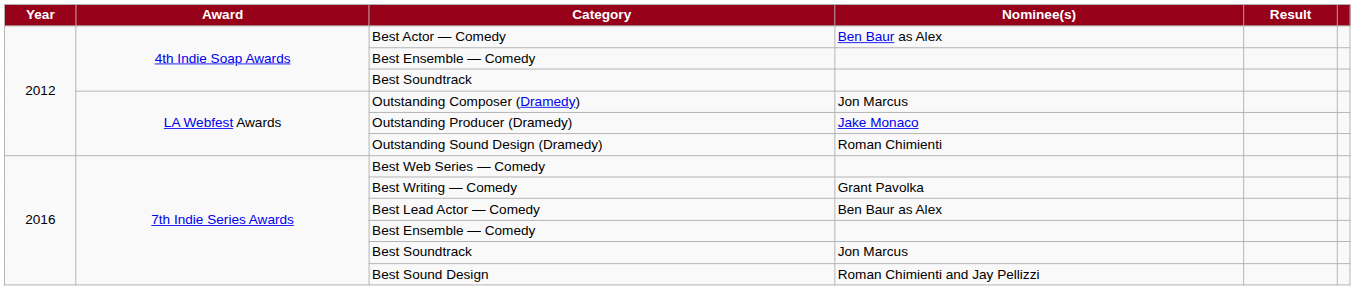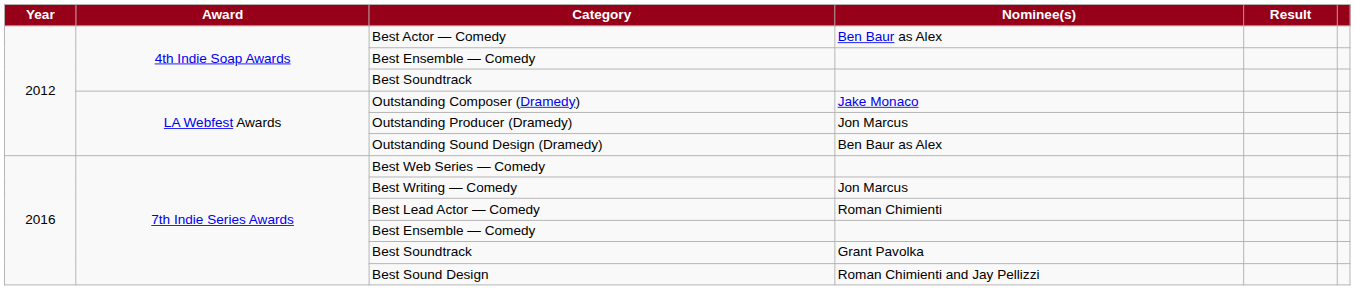(873, 101) Jon Marcus -> (878, 101) Jake Monaco
(878, 123) Jake Monaco -> (873, 123) Jon Marcus
(890, 144) Roman Chimienti -> (890, 144) Ben Baur as Alex
(881, 187) Grant Pavolka -> (873, 187) Jon Marcus
(890, 209) Ben Baur as Alex -> (890, 209) Roman Chimienti
(873, 252) Jon Marcus -> (881, 252) Grant Pavolka
